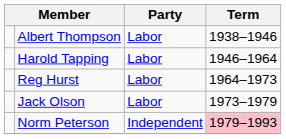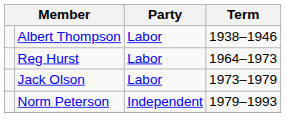- row: (63, 58)
(243, 123) pink background -> (243, 101) no background
